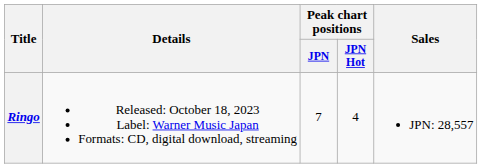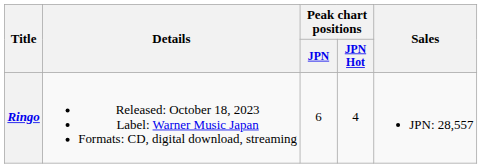(319, 117) 7 -> (319, 117) 6
